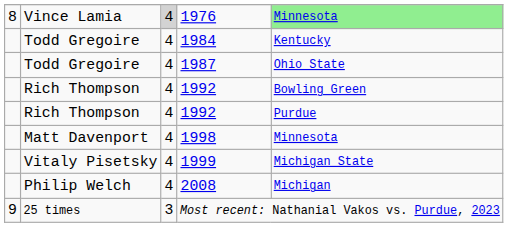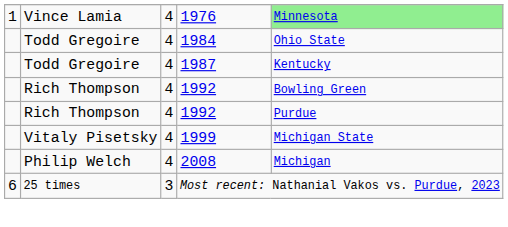(13, 17) 8 -> (13, 17) 1
(169, 17) lightgrey background -> (169, 17) no background
(302, 41) Kentucky -> (309, 41) Ohio State
(309, 65) Ohio State -> (302, 65) Kentucky
- row: (86, 137)
(13, 210) 9 -> (13, 186) 6
